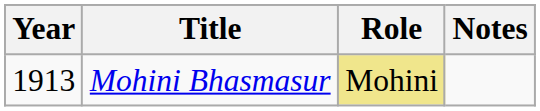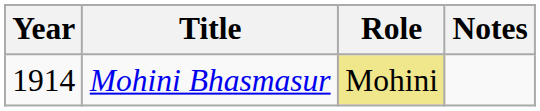(44, 79) 1913 -> (44, 79) 1914
